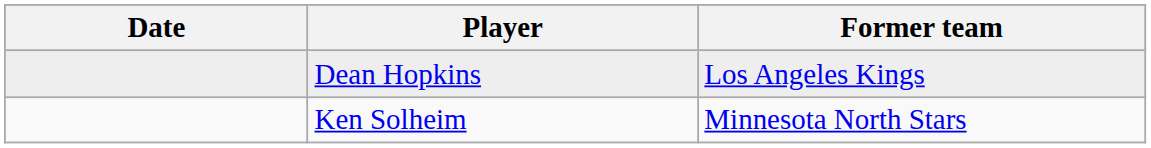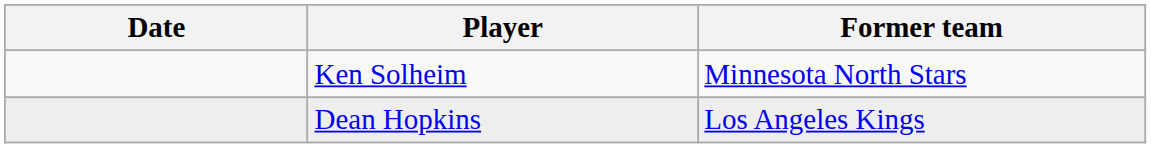rows swapped: (391, 119) <-> (398, 73)
